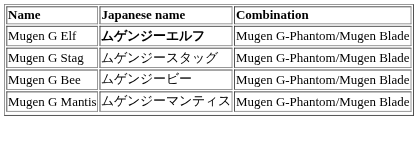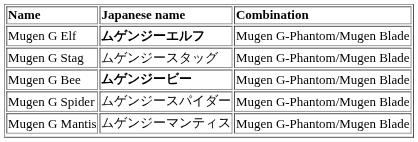(147, 79) normal -> (147, 79) bold
+ row: (51, 101)
